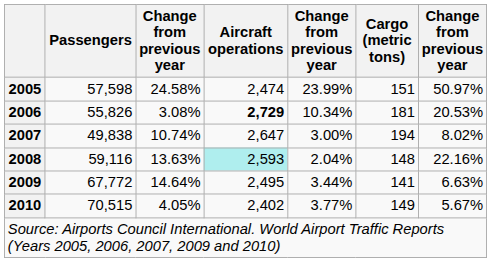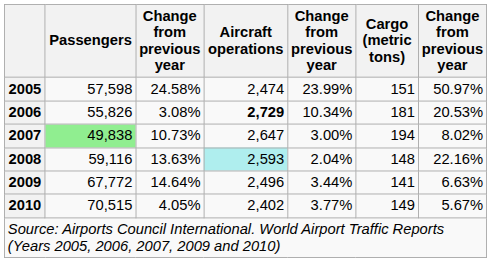(110, 135) no background -> (110, 135) lightgreen background
(176, 135) 10.74% -> (176, 135) 10.73%
(266, 182) 2,495 -> (266, 182) 2,496
